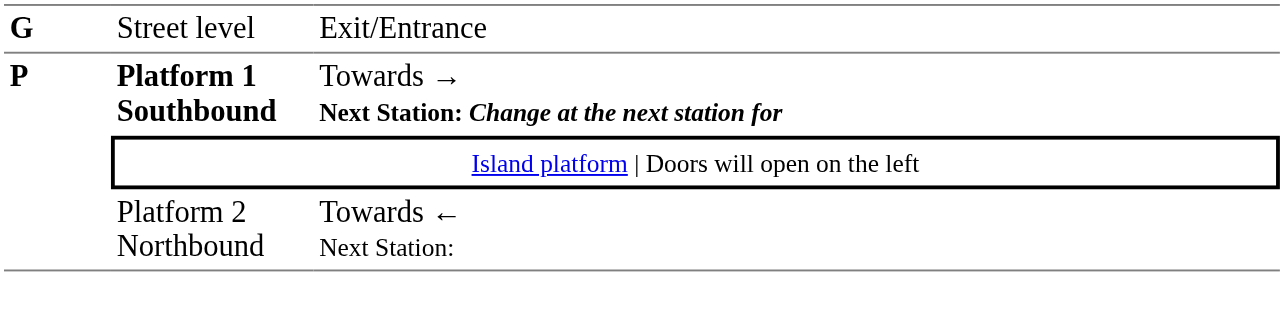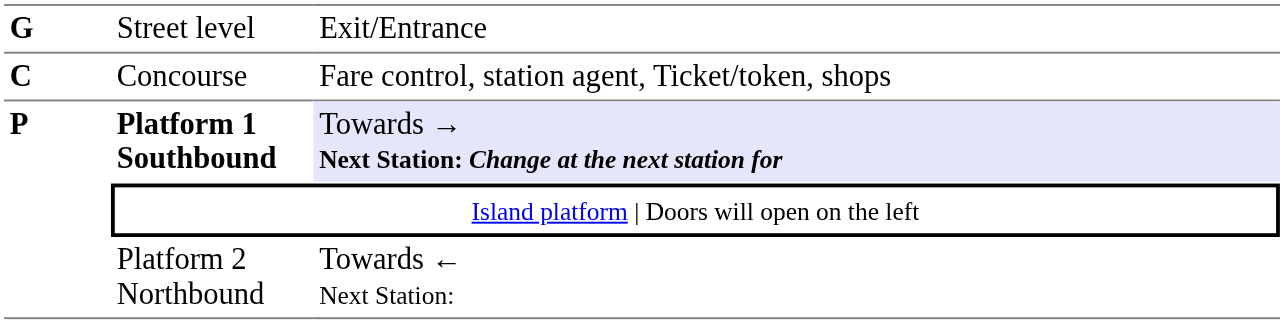+ row: (182, 76)
(551, 93) no background -> (551, 141) lavender background
